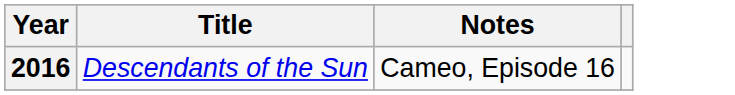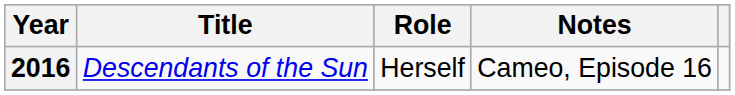+ column: (423, 25)
